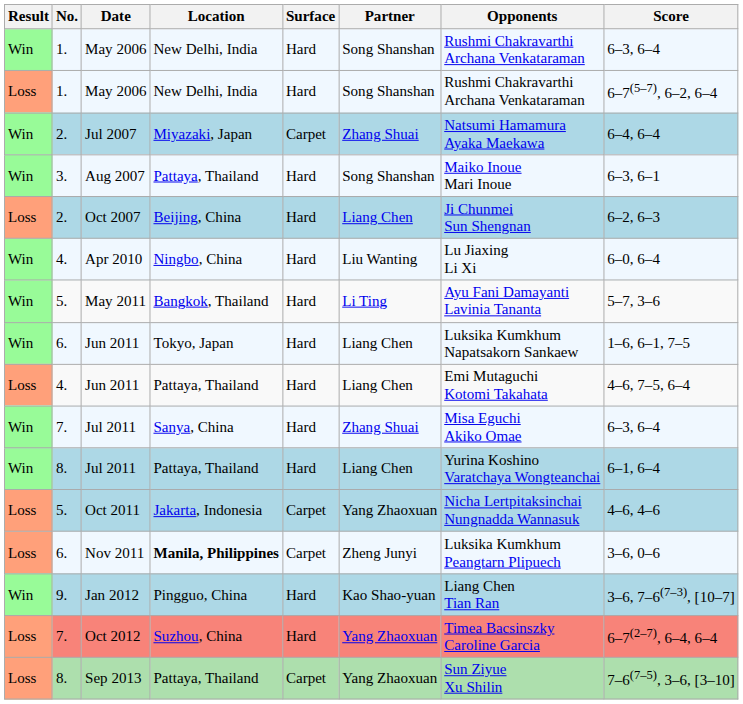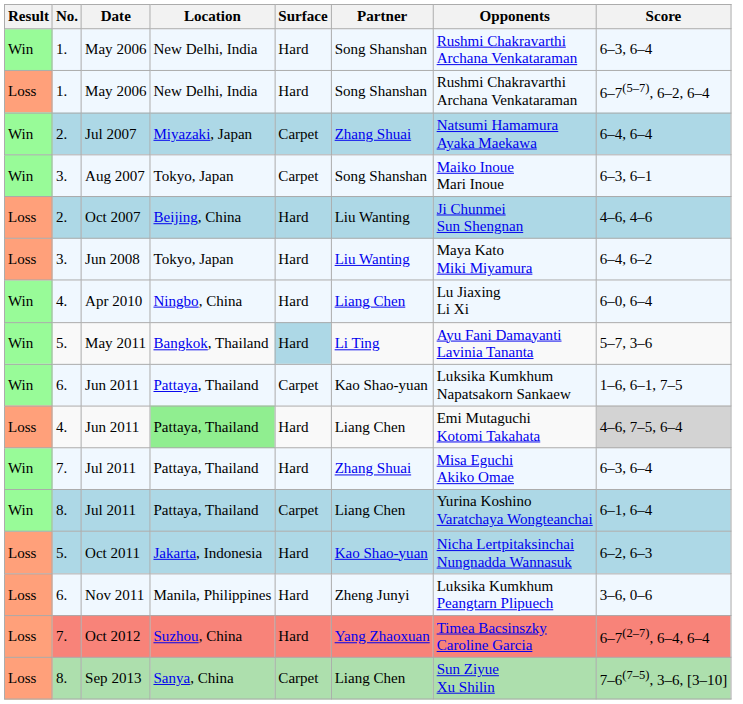(206, 175) Pattaya, Thailand -> (194, 175) Tokyo, Japan
(301, 175) Hard -> (298, 175) Carpet
(378, 216) Liang Chen -> (372, 216) Liu Wanting
(634, 216) 6–2, 6–3 -> (626, 216) 4–6, 4–6
+ row: (62, 258)
(380, 258) Liu Wanting -> (370, 300) Liang Chen
(301, 300) no background -> (293, 342) lightblue background
(194, 342) Tokyo, Japan -> (206, 384) Pattaya, Thailand
(301, 342) Hard -> (298, 384) Carpet
(378, 342) Liang Chen -> (381, 384) Kao Shao-yuan
(206, 384) no background -> (206, 426) lightgreen background
(649, 384) no background -> (641, 426) lightgrey background
(194, 426) Sanya, China -> (206, 468) Pattaya, Thailand
(301, 468) Hard -> (298, 510) Carpet
(306, 510) Carpet -> (293, 552) Hard
(390, 510) Yang Zhaoxuan -> (381, 552) Kao Shao-yuan
(634, 510) 4–6, 4–6 -> (626, 552) 6–2, 6–3
(216, 552) bold -> (212, 593) normal
(306, 552) Carpet -> (293, 593) Hard
- row: (62, 593)
(206, 677) Pattaya, Thailand -> (194, 677) Sanya, China
(390, 677) Yang Zhaoxuan -> (370, 677) Liang Chen
